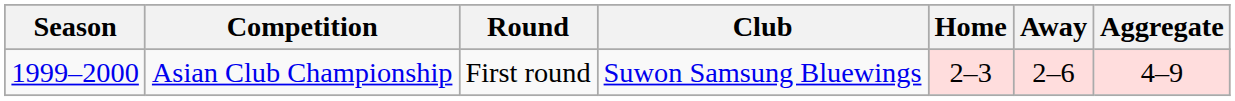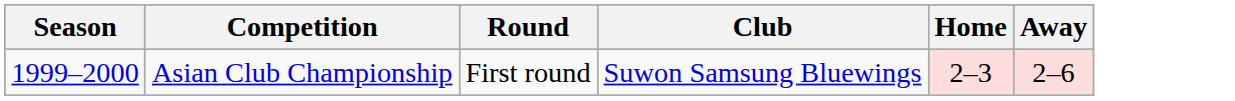- column: (1162, 26)
